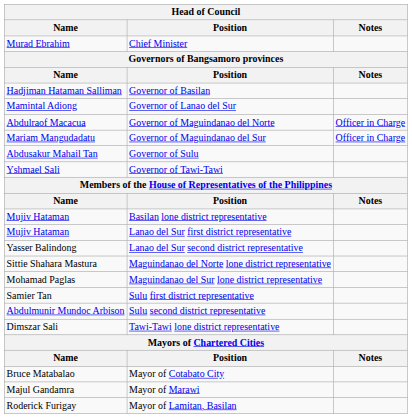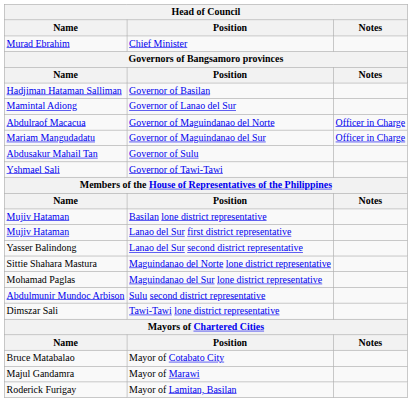- row: (192, 295)
